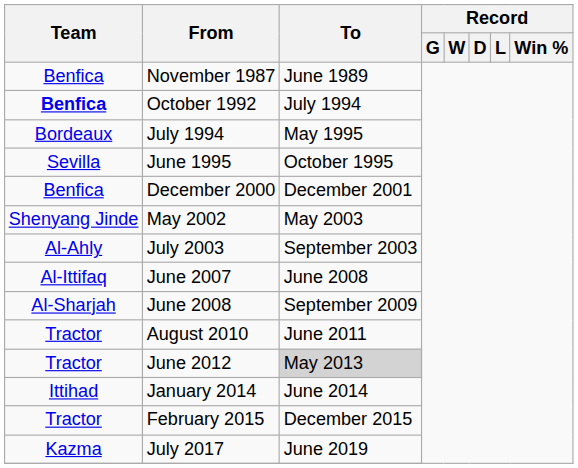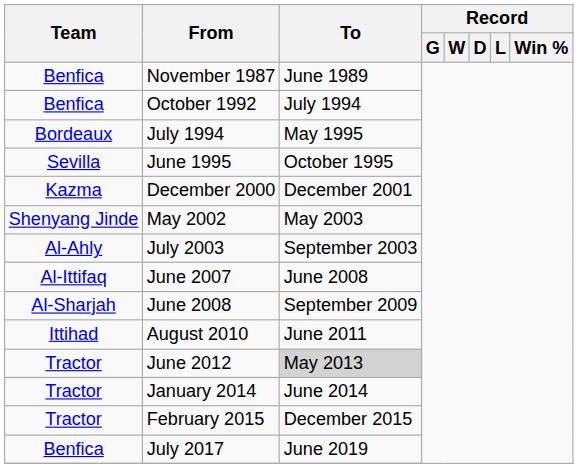(74, 104) bold -> (74, 104) normal
(74, 190) Benfica -> (74, 190) Kazma
(74, 334) Tractor -> (74, 334) Ittihad
(74, 391) Ittihad -> (74, 391) Tractor
(74, 448) Kazma -> (74, 448) Benfica
